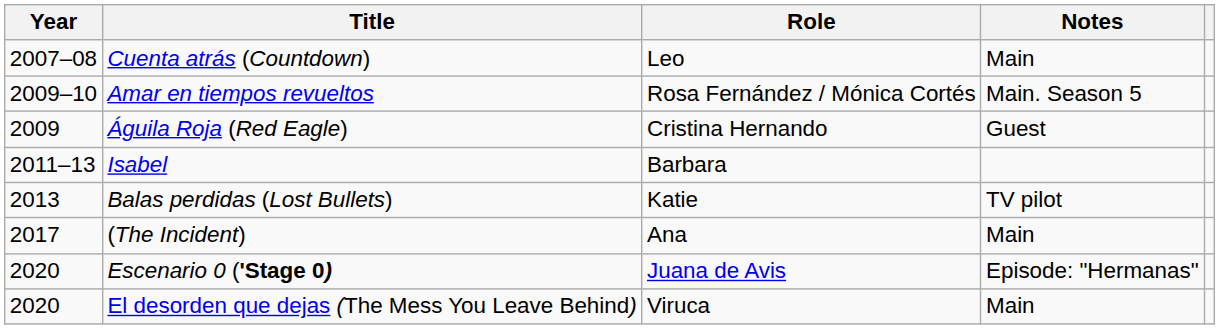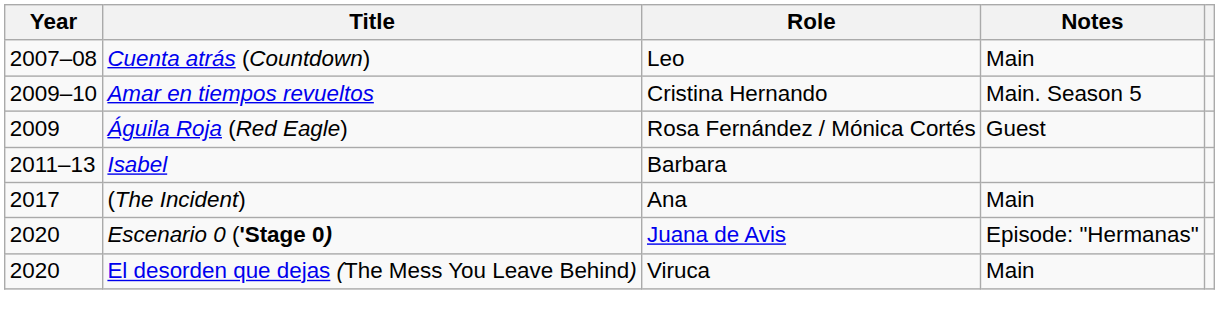(811, 93) Rosa Fernández / Mónica Cortés -> (737, 93) Cristina Hernando
(737, 128) Cristina Hernando -> (811, 128) Rosa Fernández / Mónica Cortés
- row: (250, 199)
